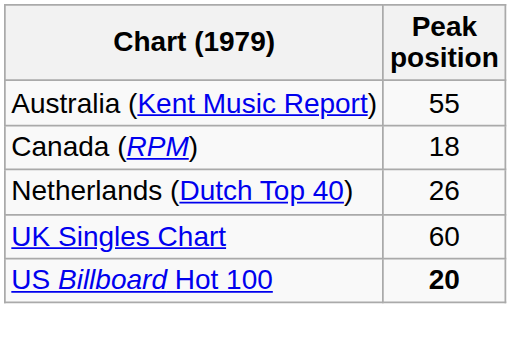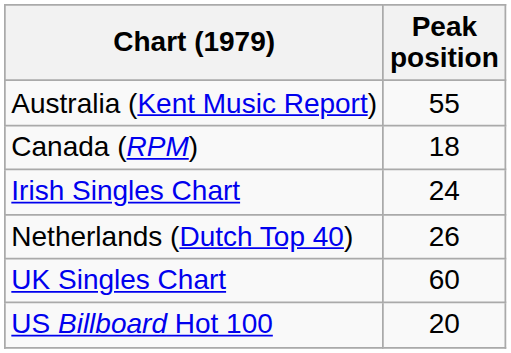+ row: (126, 191)
(444, 280) bold -> (444, 324) normal
